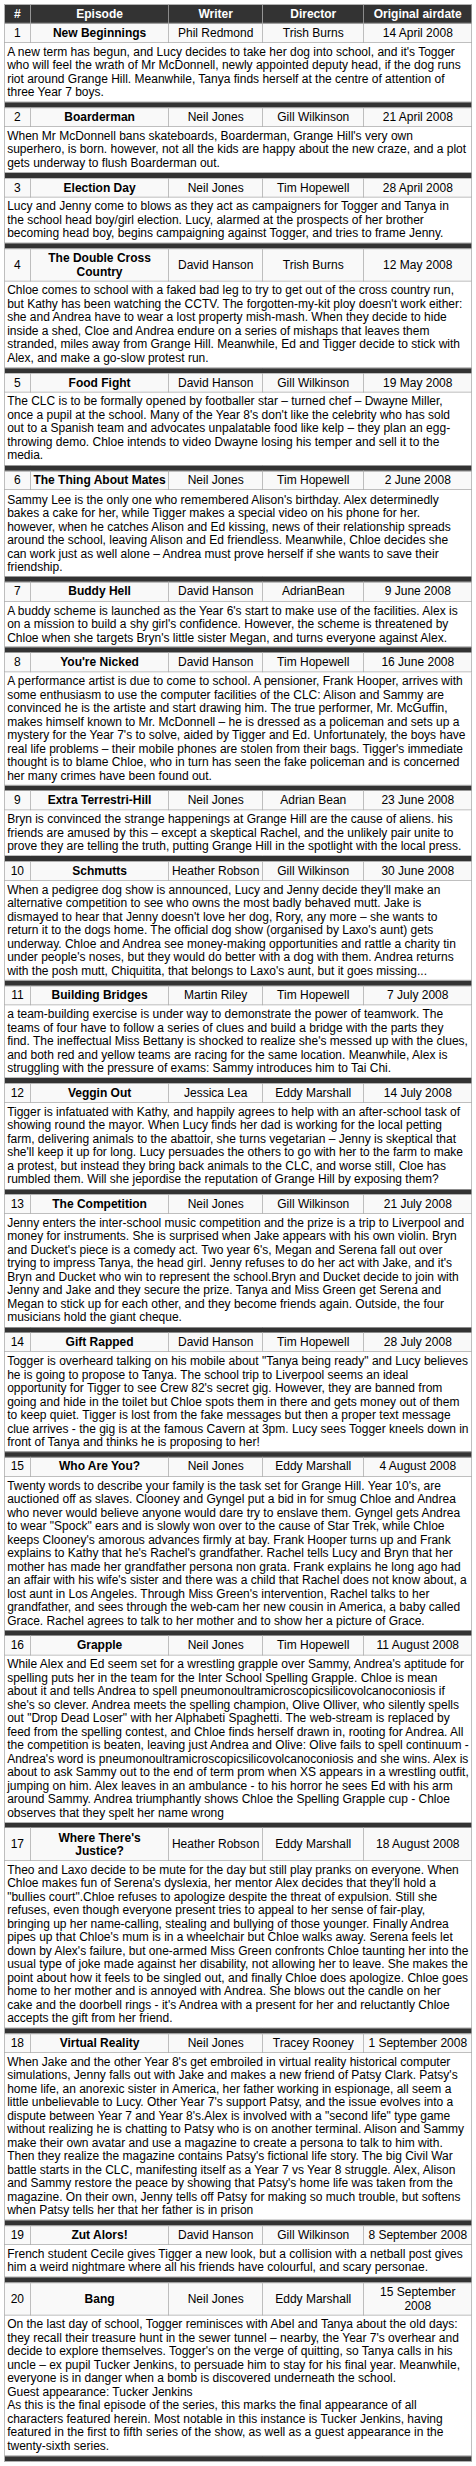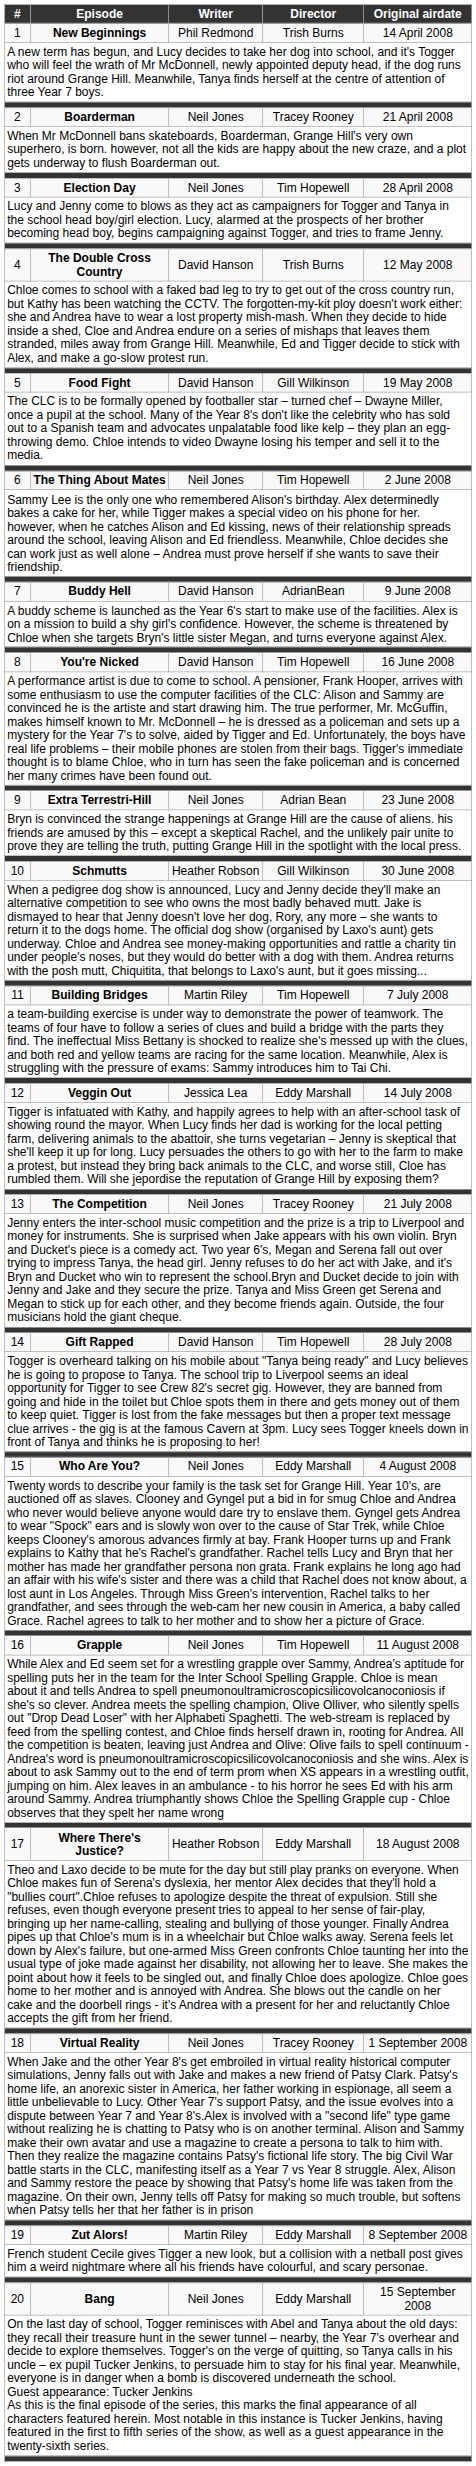(313, 117) Gill Wilkinson -> (313, 117) Tracey Rooney
(313, 1204) Gill Wilkinson -> (313, 1204) Tracey Rooney
(216, 2235) David Hanson -> (216, 2235) Martin Riley
(313, 2235) Gill Wilkinson -> (313, 2235) Eddy Marshall
